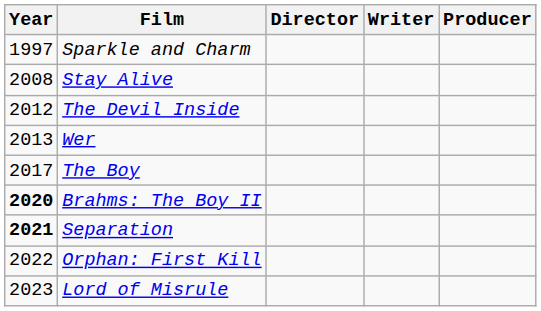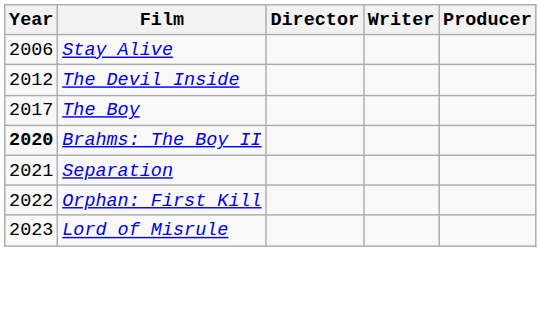- row: (156, 50)
(31, 80) 2008 -> (31, 50) 2006
- row: (79, 140)
(31, 230) bold -> (31, 170) normal
